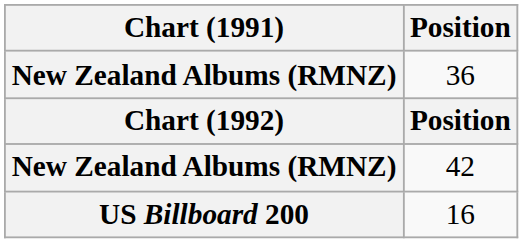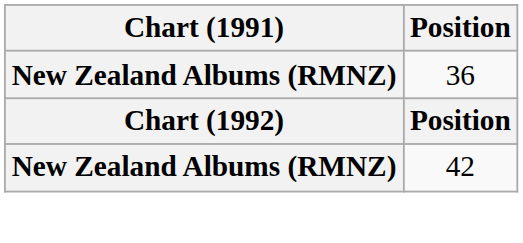- row: (460, 213)
